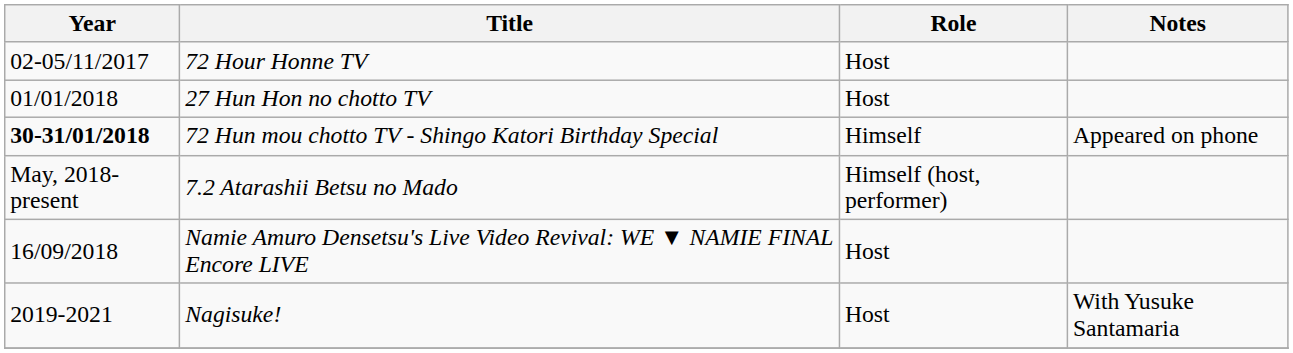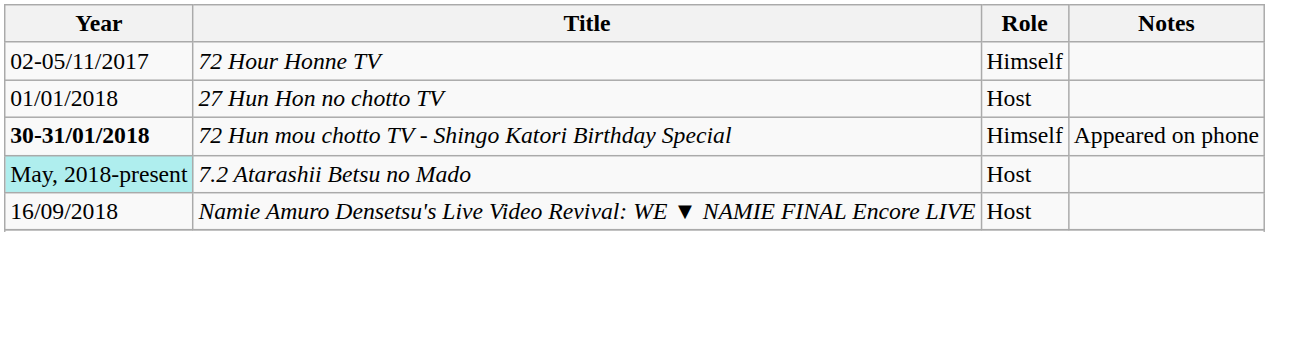(867, 60) Host -> (1025, 60) Himself
(65, 186) no background -> (99, 173) paleturquoise background
(913, 186) Himself (host, performer) -> (1009, 173) Host
- row: (233, 315)
